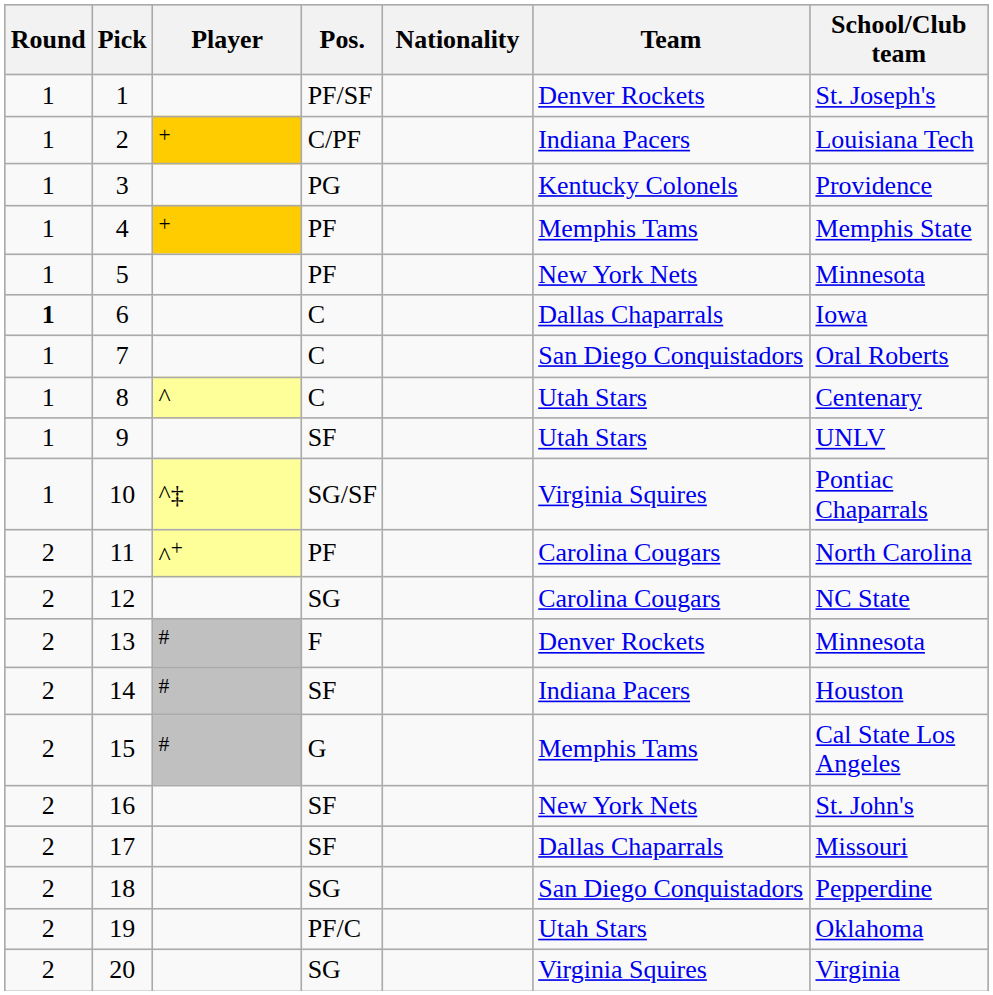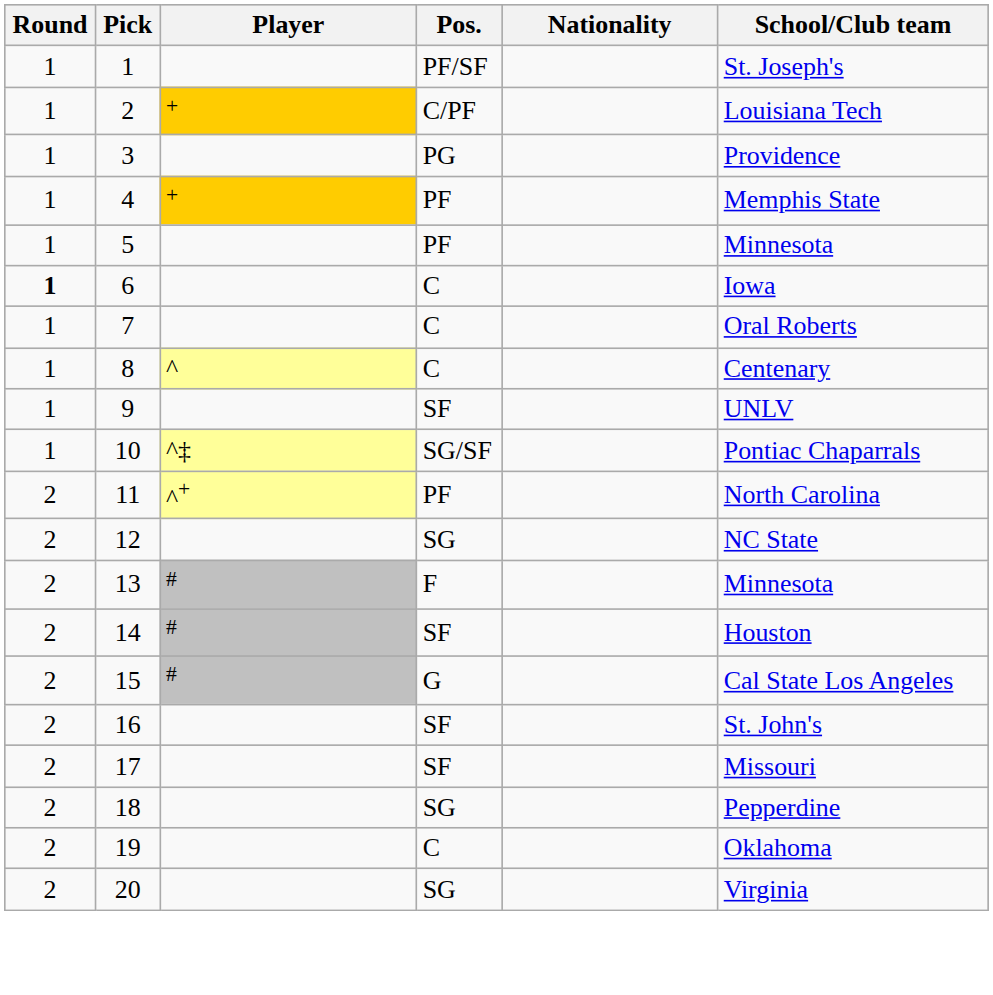- column: (671, 39)
(334, 928) PF/C -> (431, 848) C
